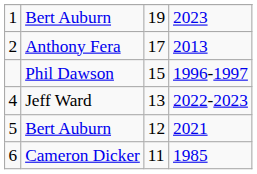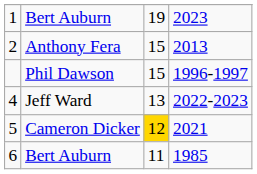(156, 45) 17 -> (156, 45) 15
(68, 127) Bert Auburn -> (82, 127) Cameron Dicker
(156, 127) no background -> (156, 127) gold background
(82, 155) Cameron Dicker -> (68, 155) Bert Auburn
